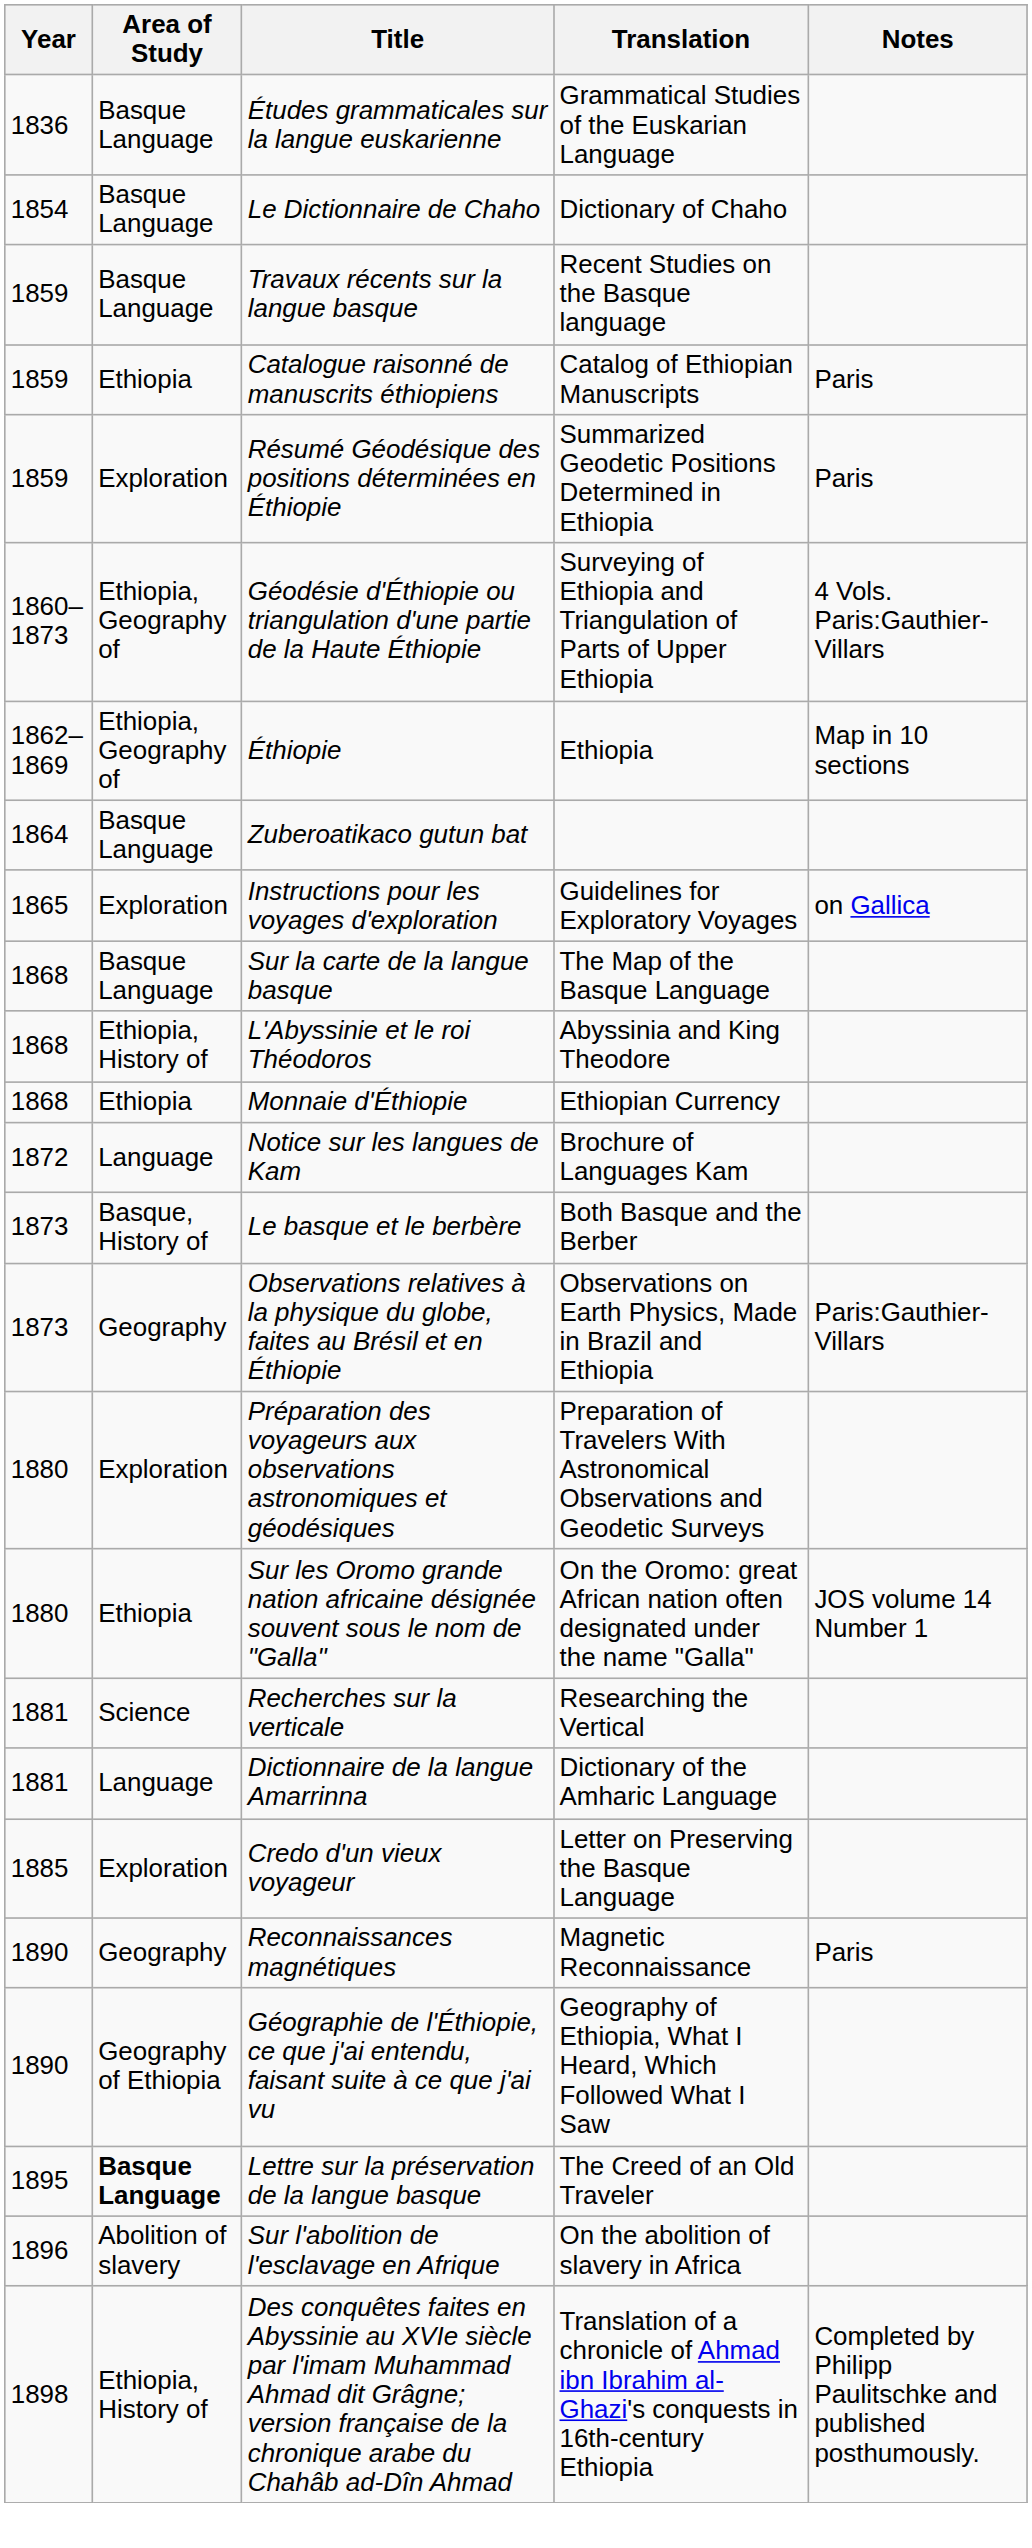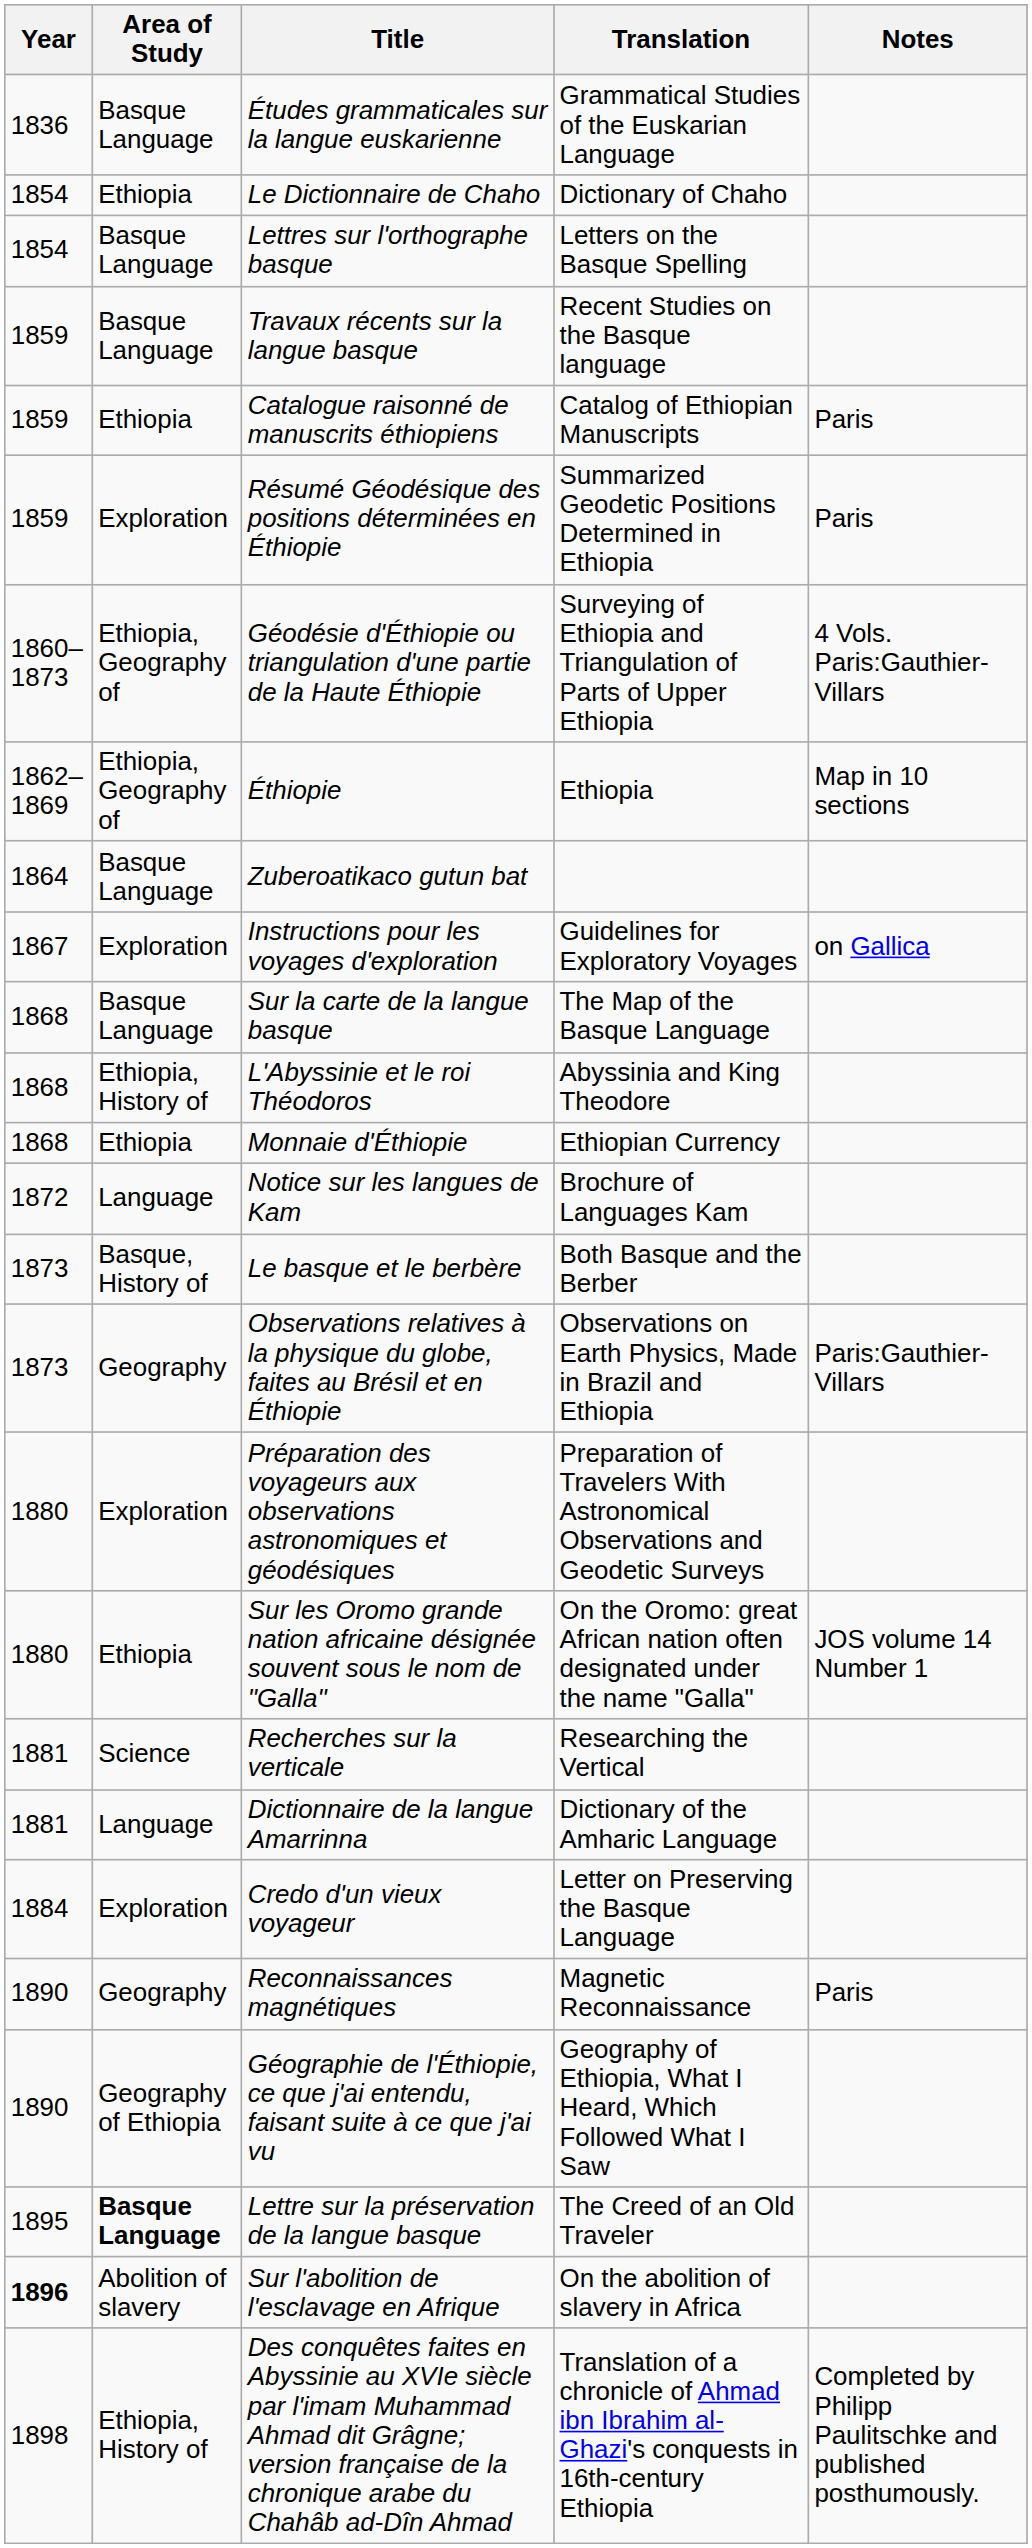(156, 209) Basque Language -> (145, 194) Ethiopia
+ row: (388, 250)
(40, 905) 1865 -> (40, 946) 1867
(40, 1867) 1885 -> (40, 1908) 1884
(40, 2250) normal -> (40, 2292) bold
